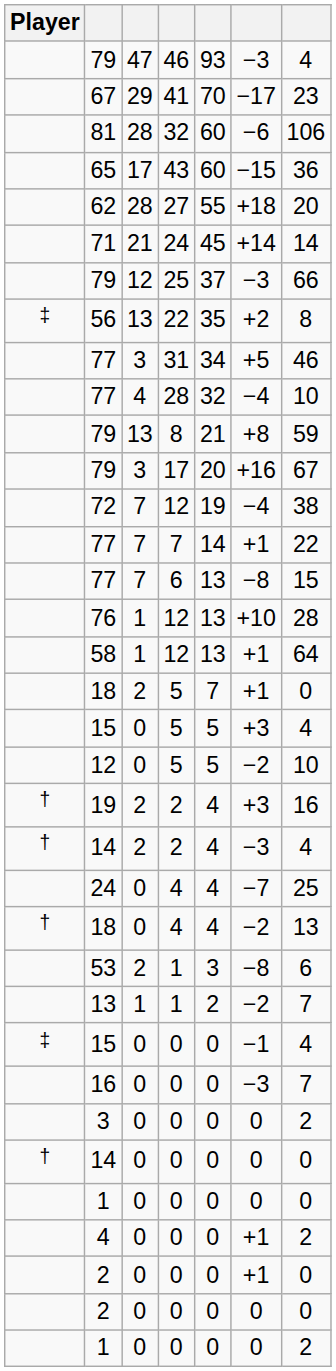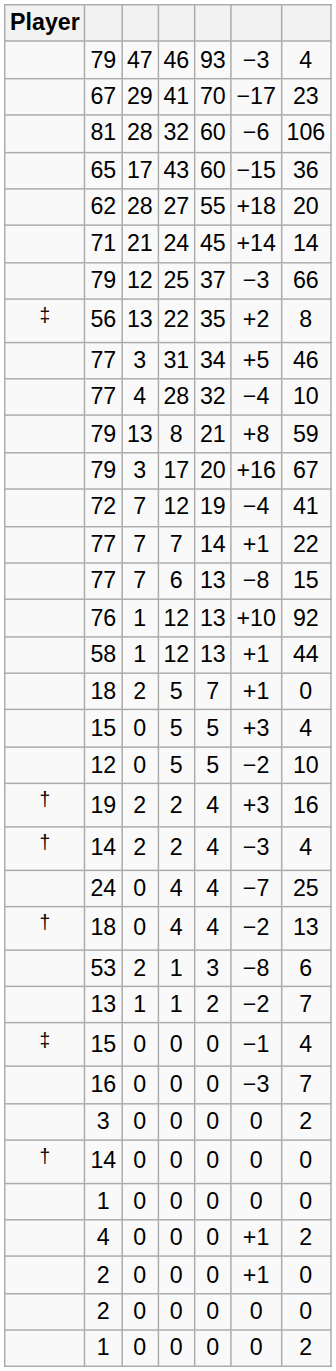(306, 507) 38 -> (306, 507) 41
(306, 617) 28 -> (306, 617) 92
(306, 654) 64 -> (306, 654) 44
